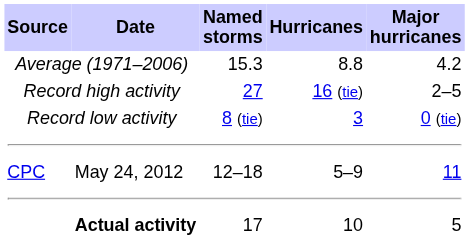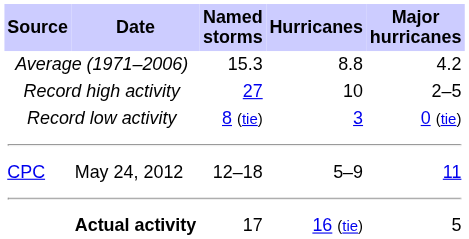(338, 91) 16 (tie) -> (353, 91) 10
(353, 225) 10 -> (338, 225) 16 (tie)
